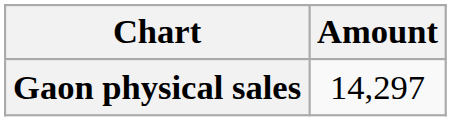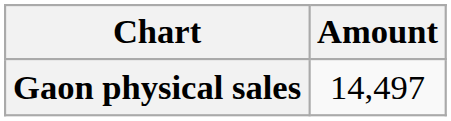(378, 86) 14,297 -> (378, 86) 14,497
